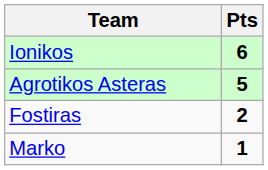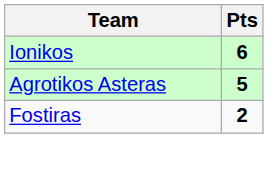- row: (37, 148)
